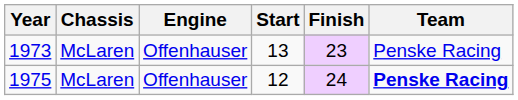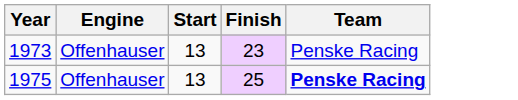- column: (97, 20)
(278, 80) 12 -> (195, 80) 13
(336, 80) 24 -> (254, 80) 25
